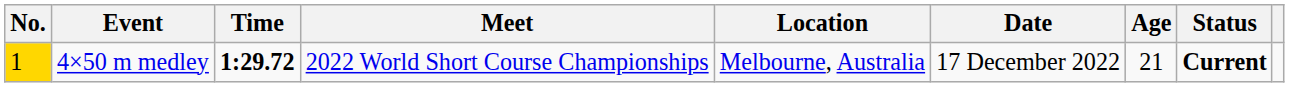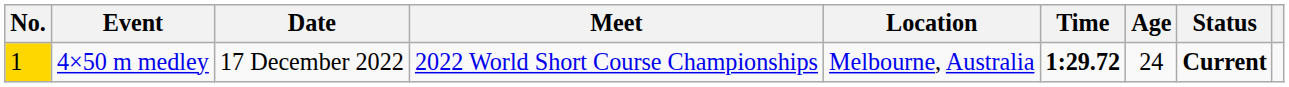columns swapped: (257, 23) <-> (1028, 23)
(1151, 61) 21 -> (1151, 61) 24
